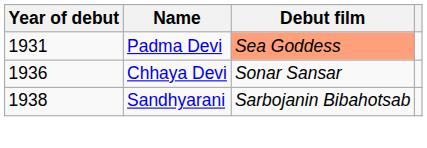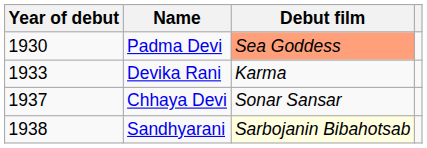(28, 45) 1931 -> (28, 45) 1930
+ row: (174, 73)
(28, 73) 1936 -> (28, 101) 1937
(323, 101) no background -> (323, 128) lightyellow background
